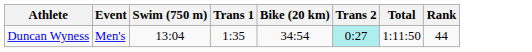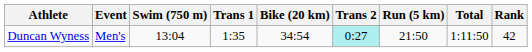+ column: (413, 15)
(441, 36) 44 -> (509, 36) 42
